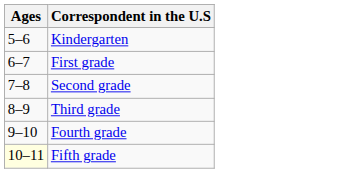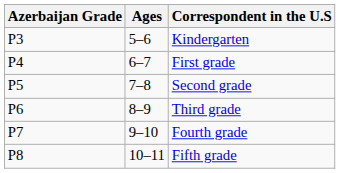+ column: (65, 16)
(26, 156) lightyellow background -> (147, 156) no background
